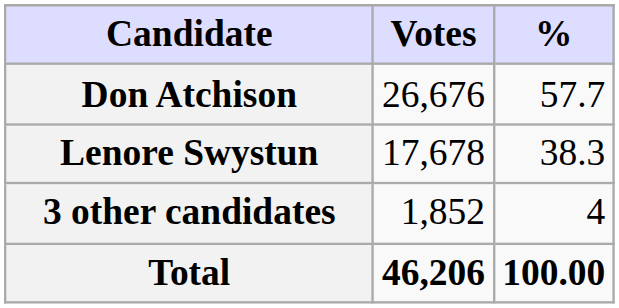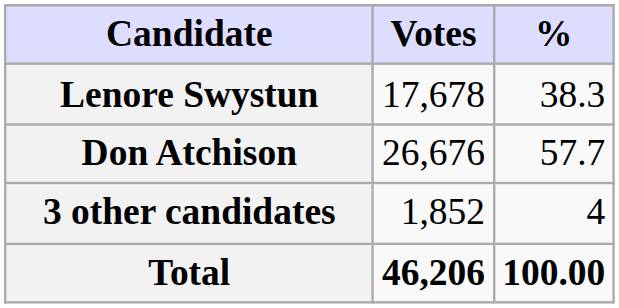rows swapped: (189, 93) <-> (189, 152)
